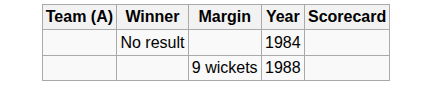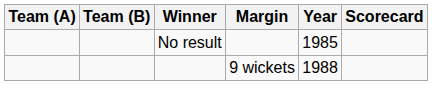+ column: (117, 17)
(283, 42) 1984 -> (320, 42) 1985
